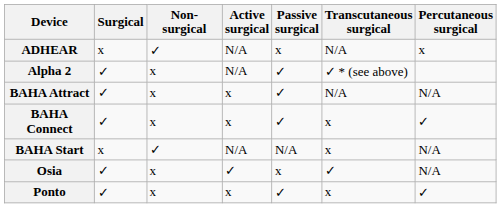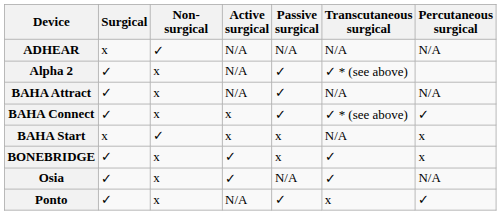(278, 50) x -> (286, 50) N/A
(422, 50) x -> (430, 50) N/A
(228, 93) x -> (236, 93) N/A
(328, 121) x -> (366, 114) ✓ * (see above)
(236, 149) N/A -> (228, 135) x
(286, 149) N/A -> (278, 135) x
(328, 149) x -> (336, 135) N/A
(430, 149) N/A -> (422, 135) x
+ row: (51, 157)
(278, 170) x -> (286, 178) N/A
(228, 192) x -> (236, 199) N/A
